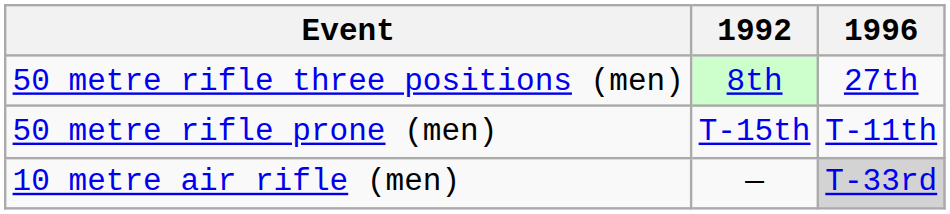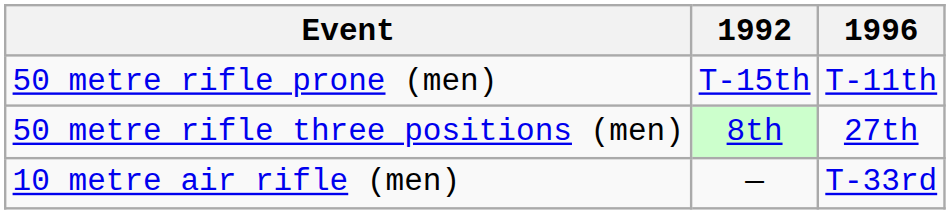rows swapped: (348, 81) <-> (255, 132)
(881, 182) lightgrey background -> (881, 182) no background
